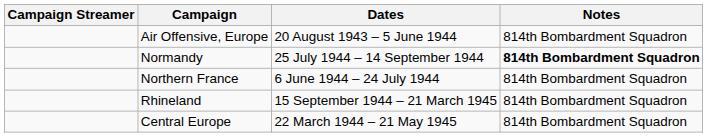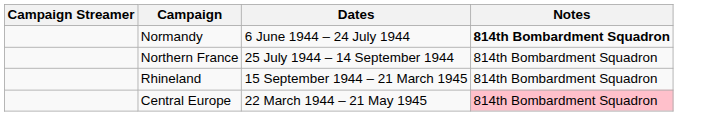- row: (204, 36)
(379, 57) 25 July 1944 – 14 September 1944 -> (327, 36) 6 June 1944 – 24 July 1944
(357, 79) 6 June 1944 – 24 July 1944 -> (349, 57) 25 July 1944 – 14 September 1944
(595, 121) no background -> (566, 100) pink background
